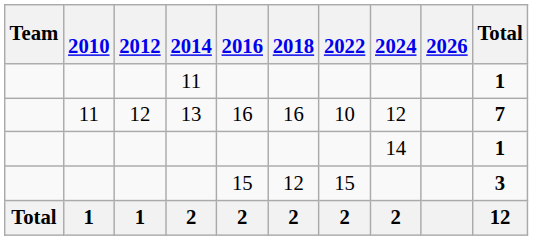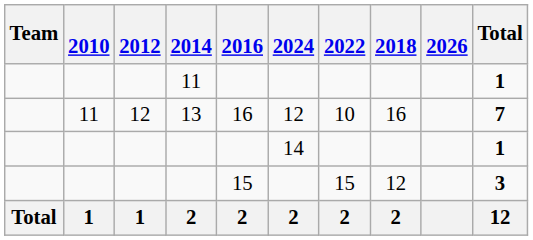columns swapped: (293, 46) <-> (396, 46)
